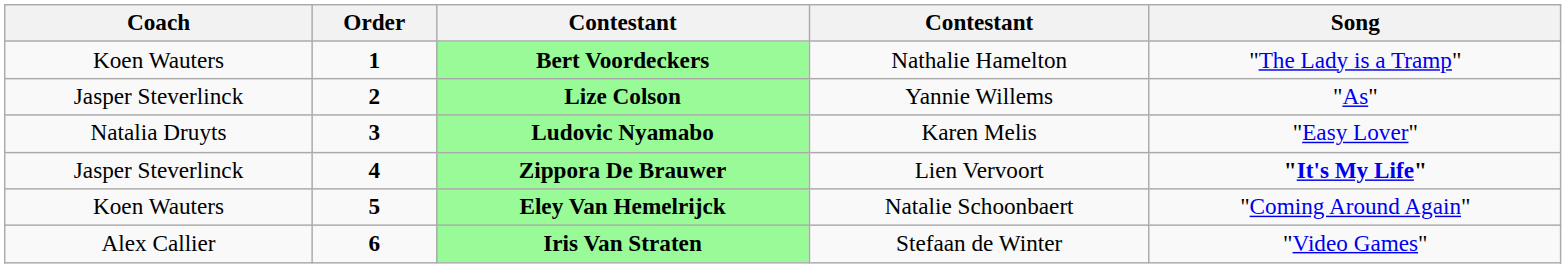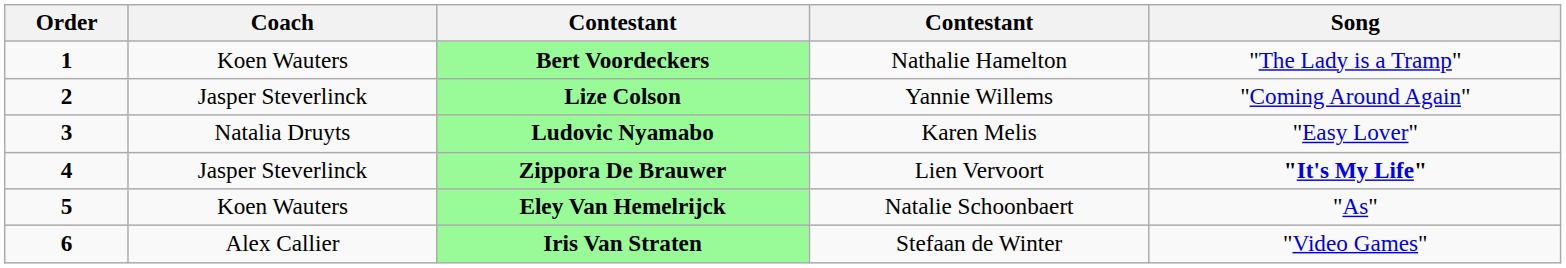columns swapped: (374, 22) <-> (159, 22)
(1355, 96) "As" -> (1355, 96) "Coming Around Again"
(1355, 206) "Coming Around Again" -> (1355, 206) "As"
